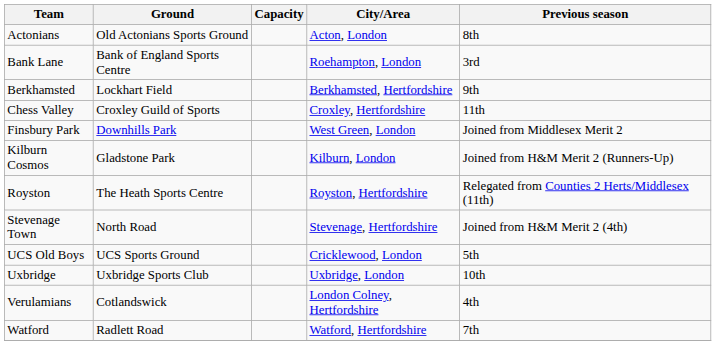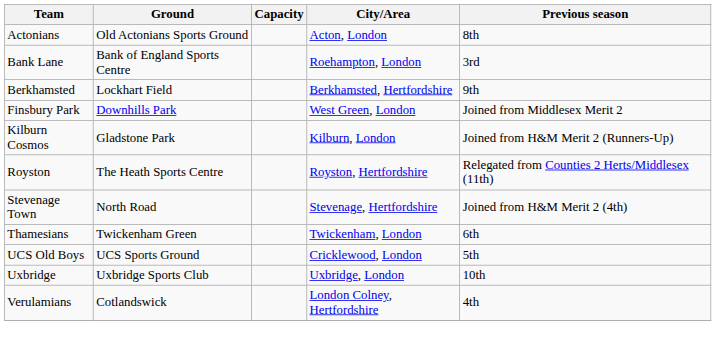- row: (40, 110)
+ row: (38, 234)
- row: (28, 330)
